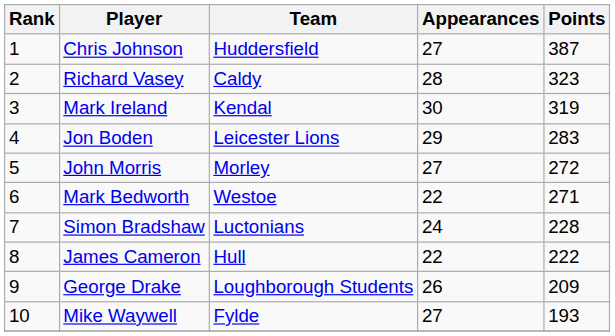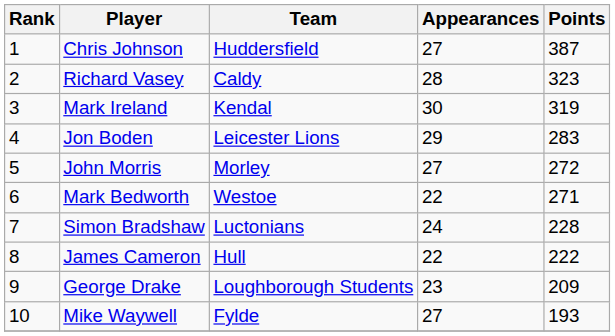(432, 286) 26 -> (432, 286) 23
